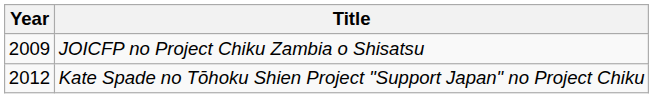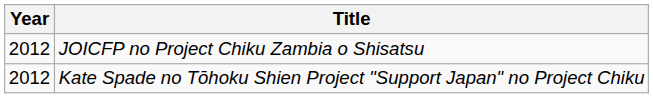(30, 48) 2009 -> (30, 48) 2012
